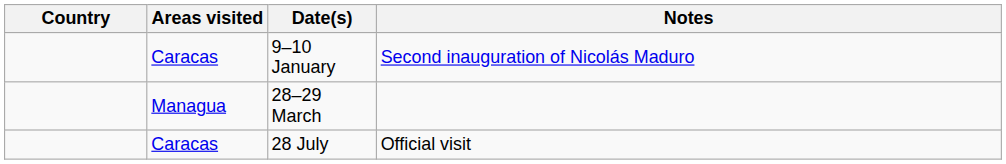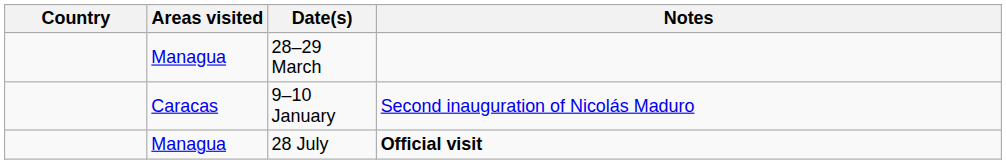rows swapped: (303, 57) <-> (297, 105)
(185, 144) Caracas -> (189, 144) Managua
(426, 144) normal -> (431, 144) bold
